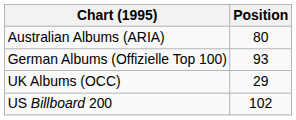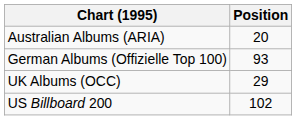(261, 37) 80 -> (261, 37) 20
